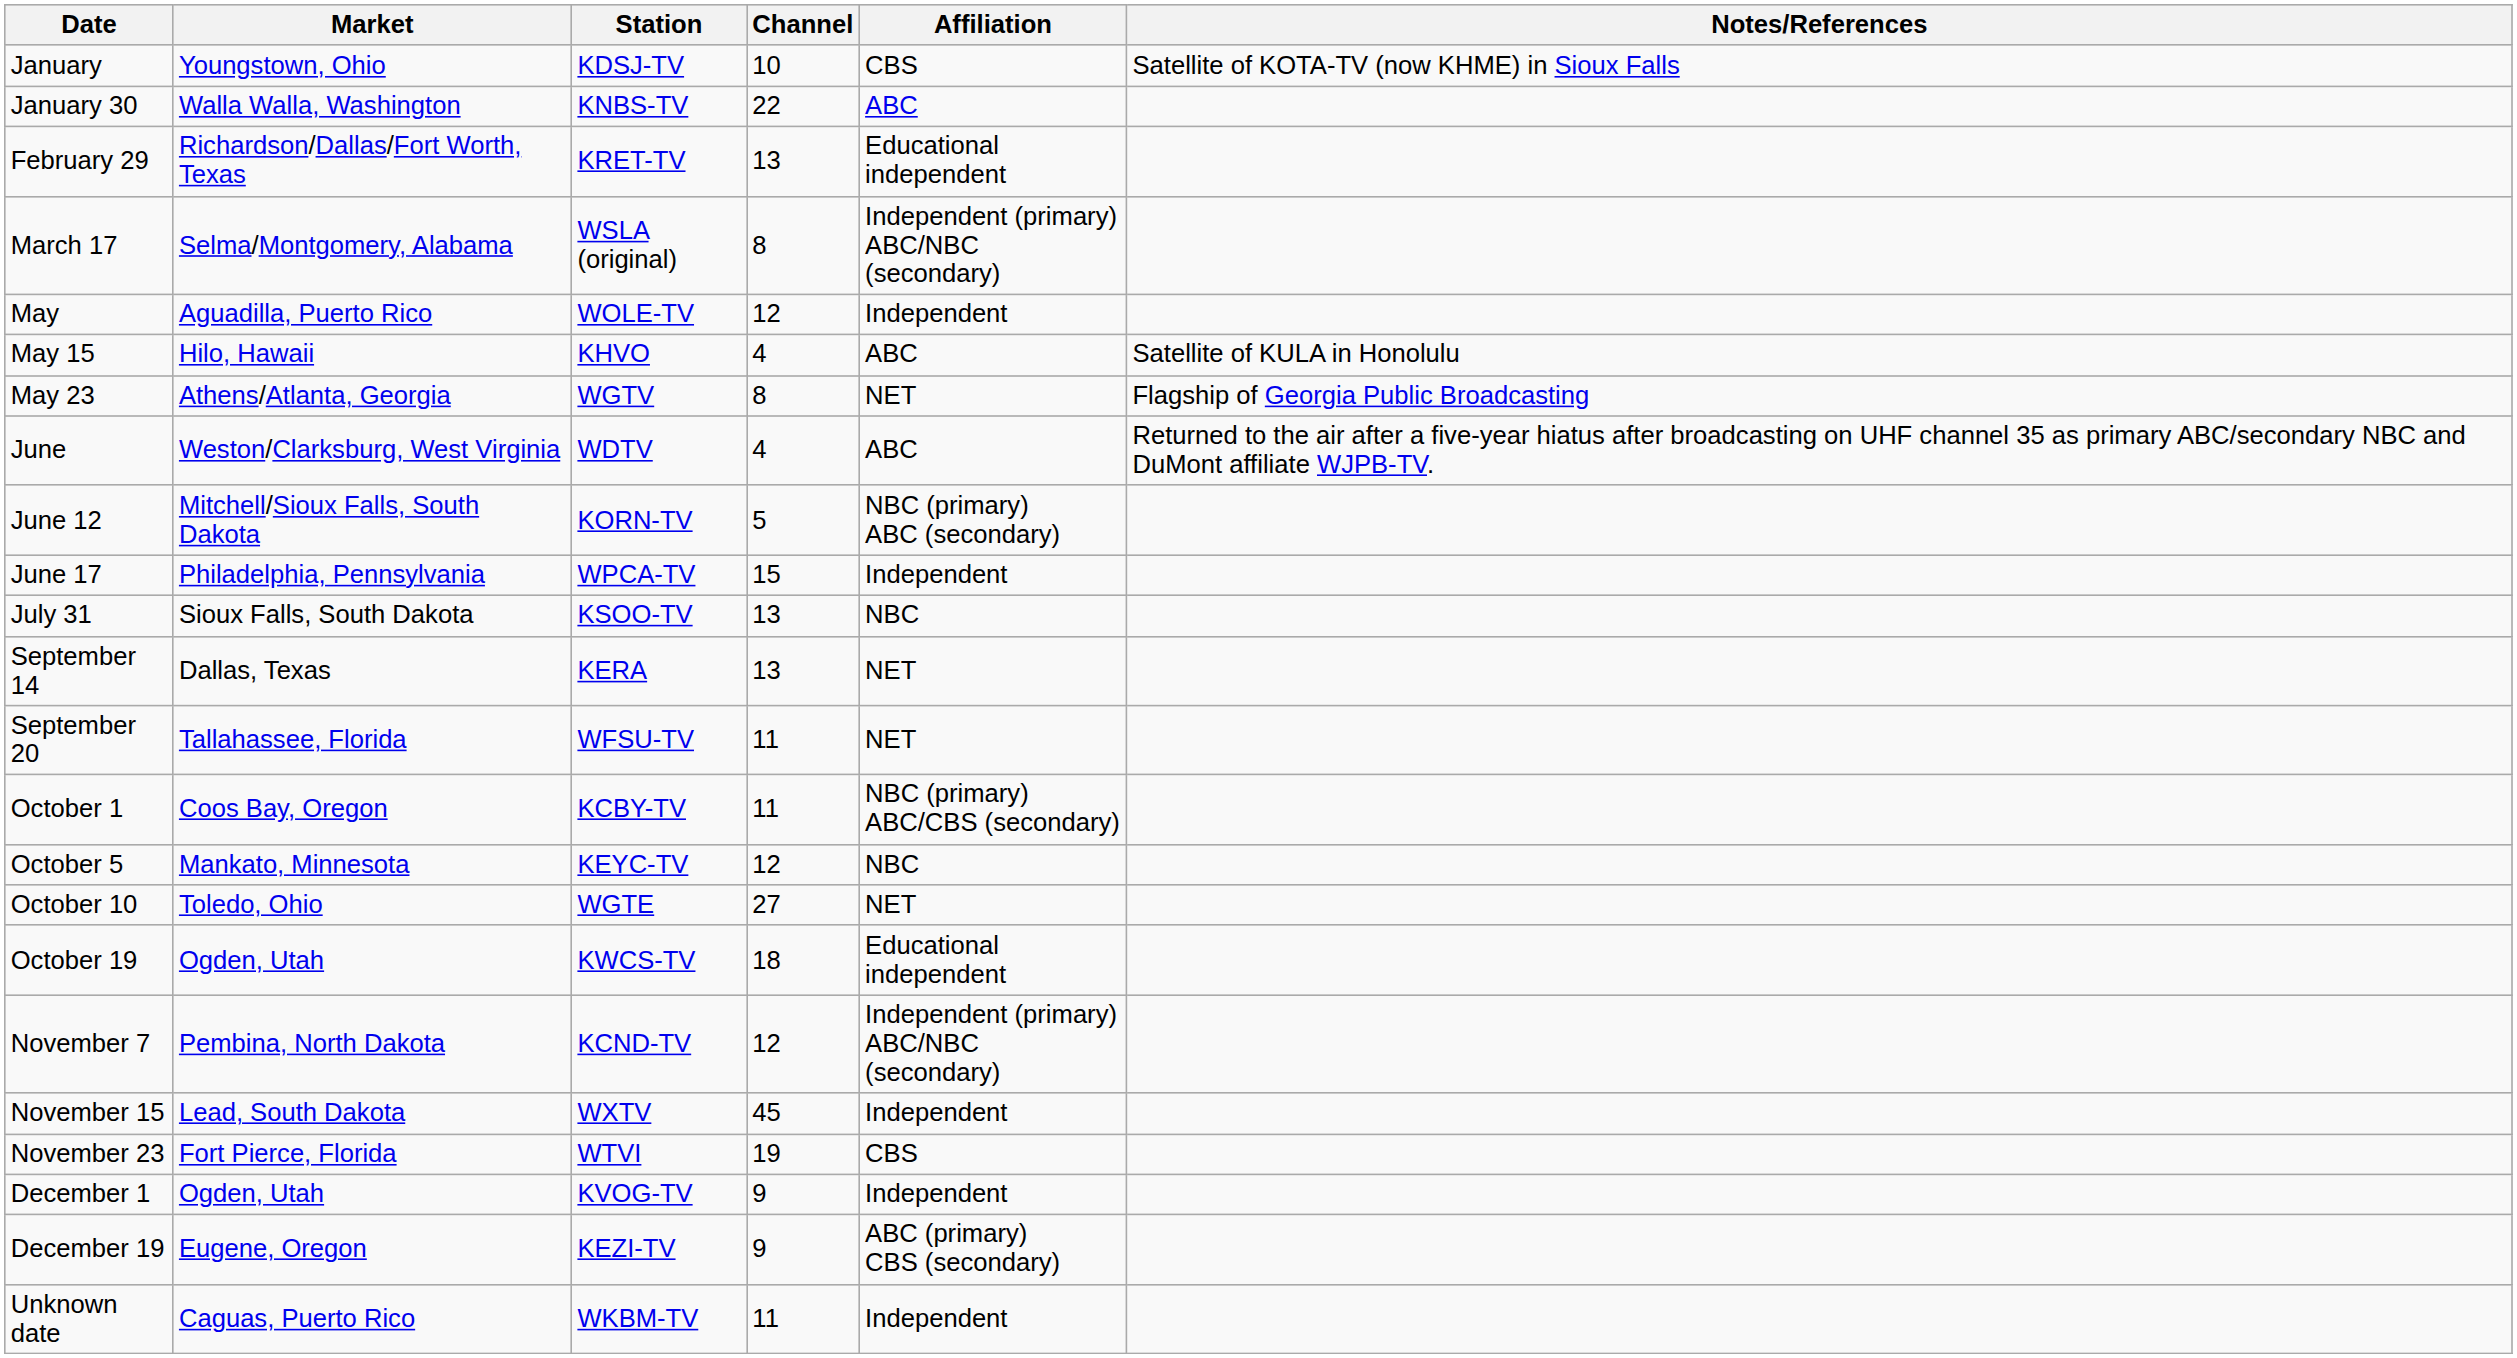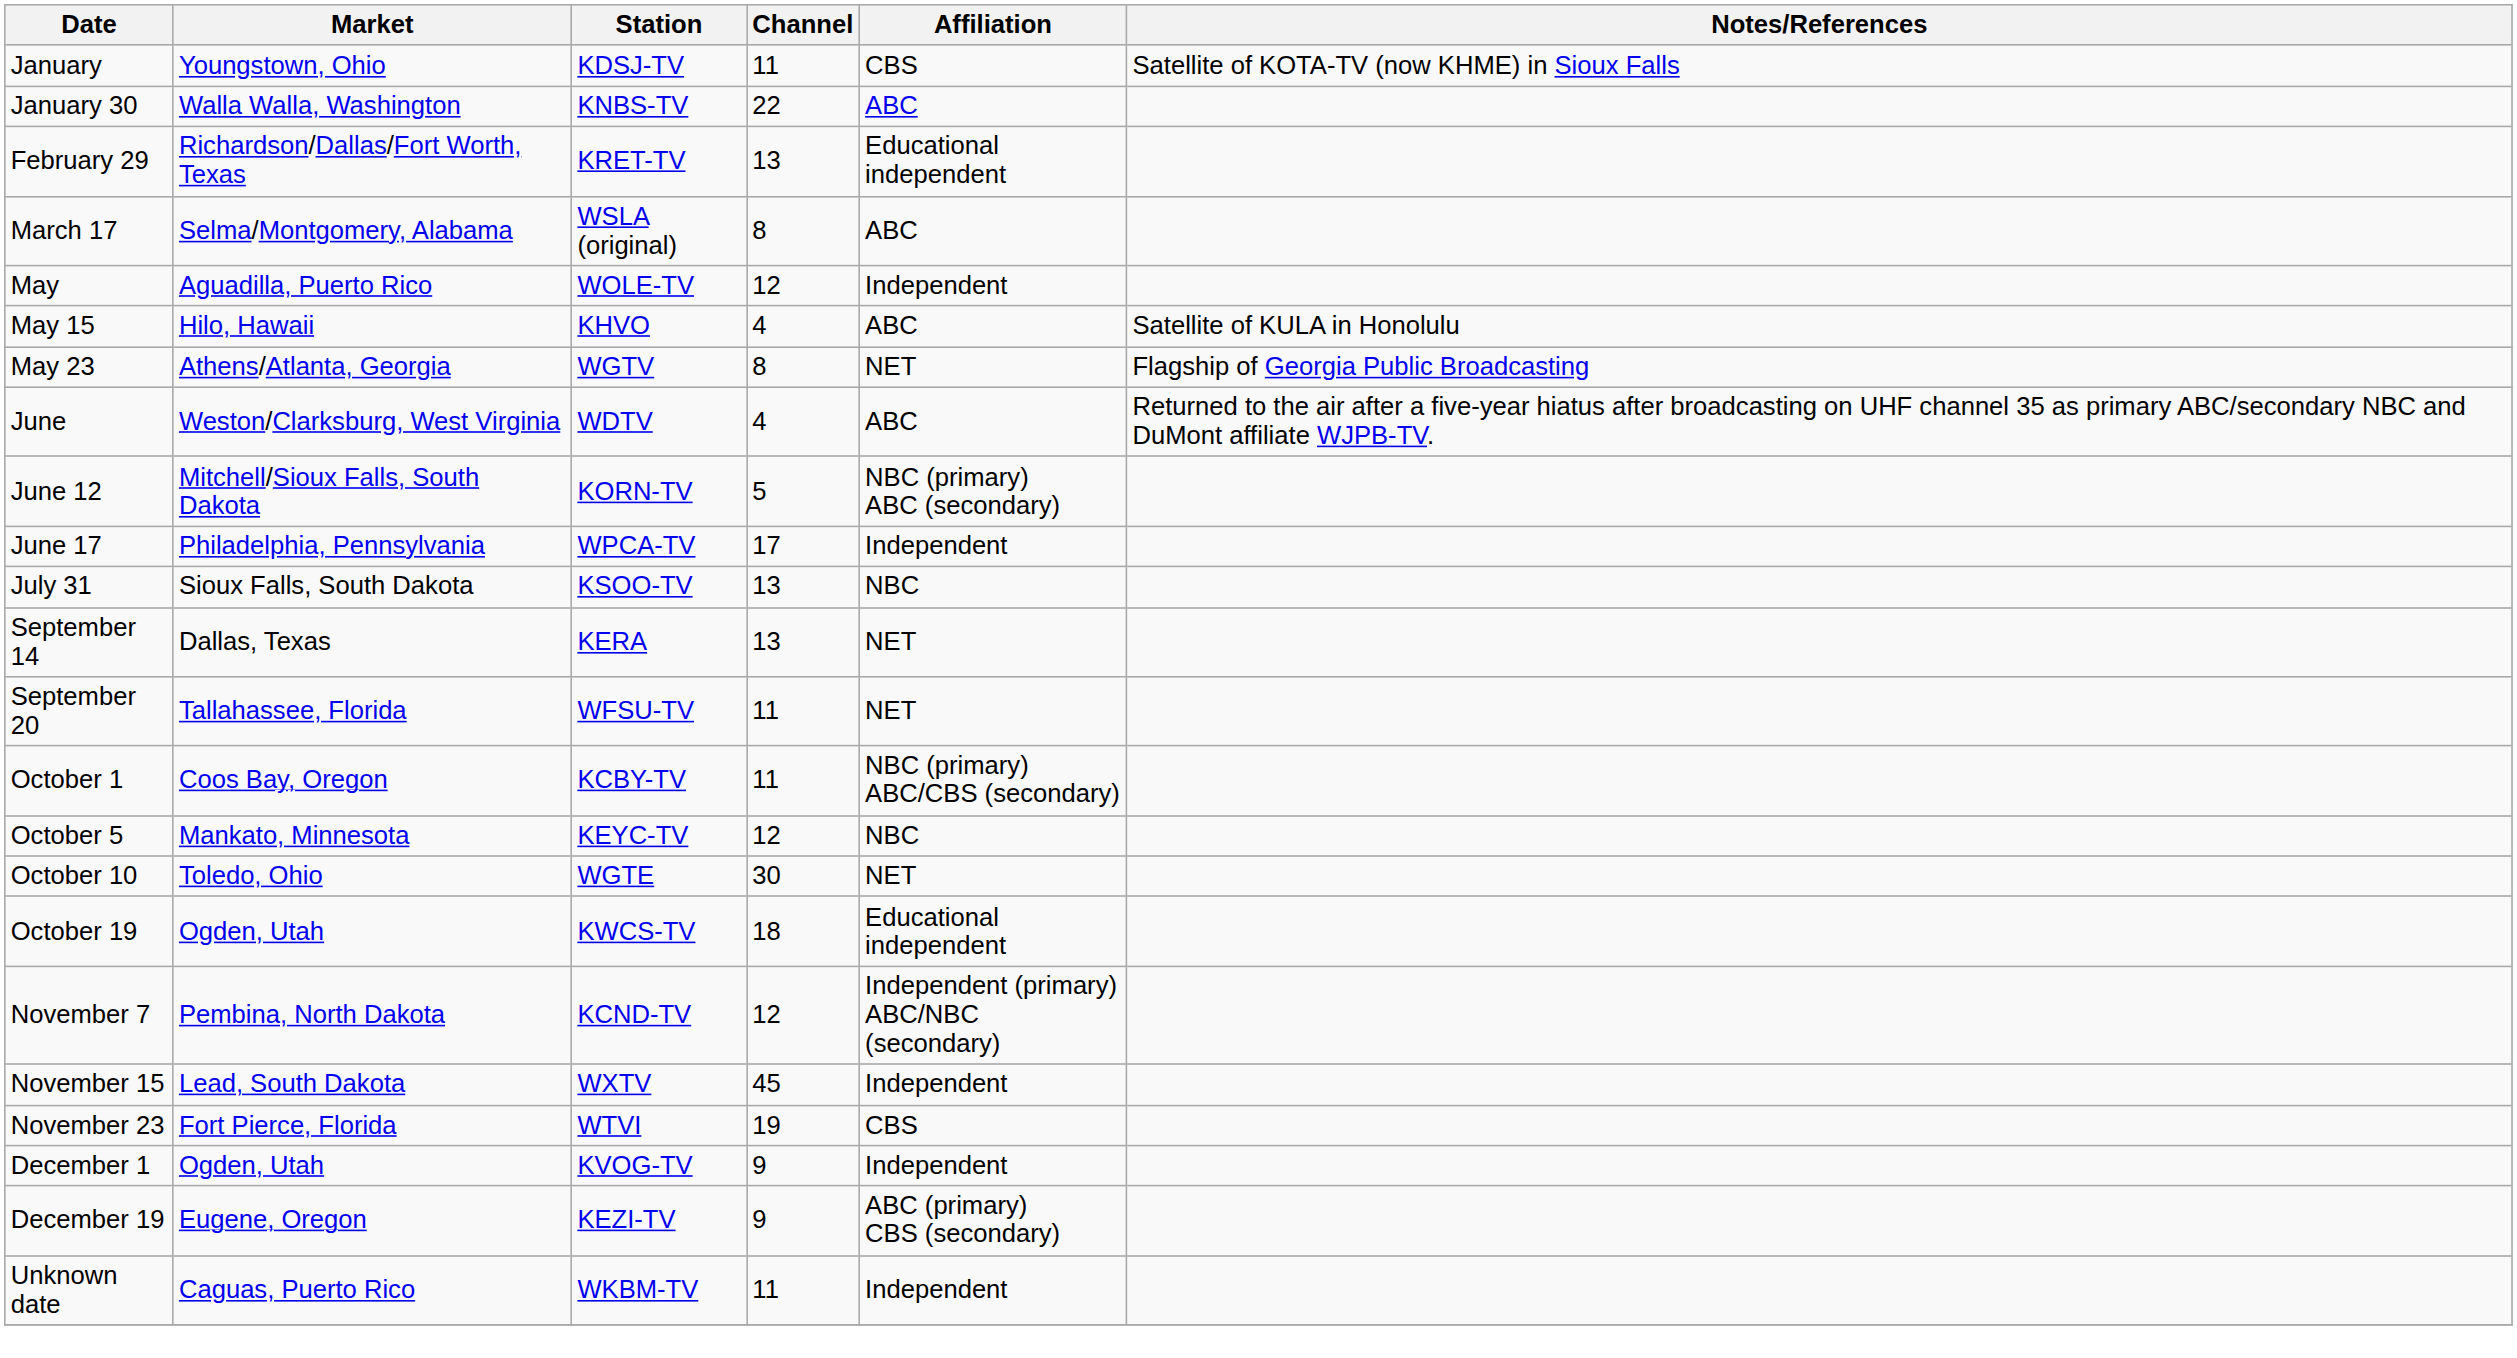(767, 65) 10 -> (766, 65) 11
(991, 244) Independent (primary) ABC/NBC (secondary) -> (891, 230) ABC
(767, 574) 15 -> (767, 546) 17
(767, 904) 27 -> (767, 876) 30
